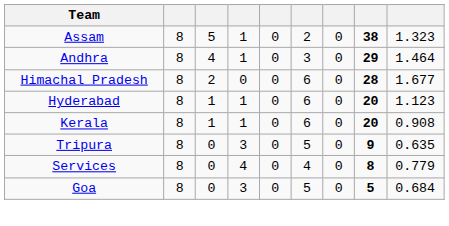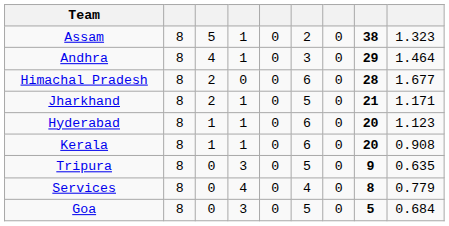+ row: (84, 102)
